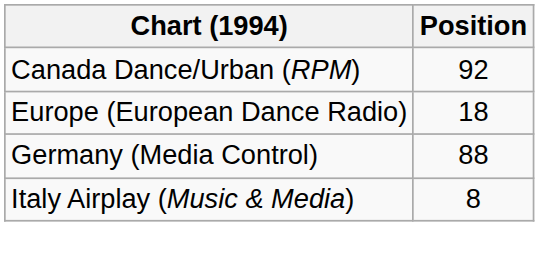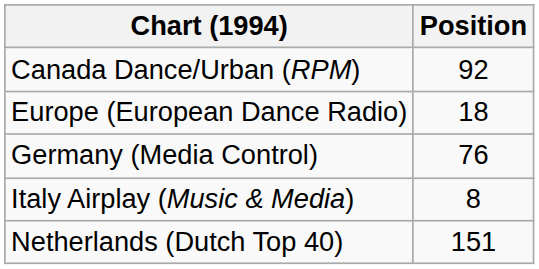(473, 155) 88 -> (473, 155) 76
+ row: (177, 241)
